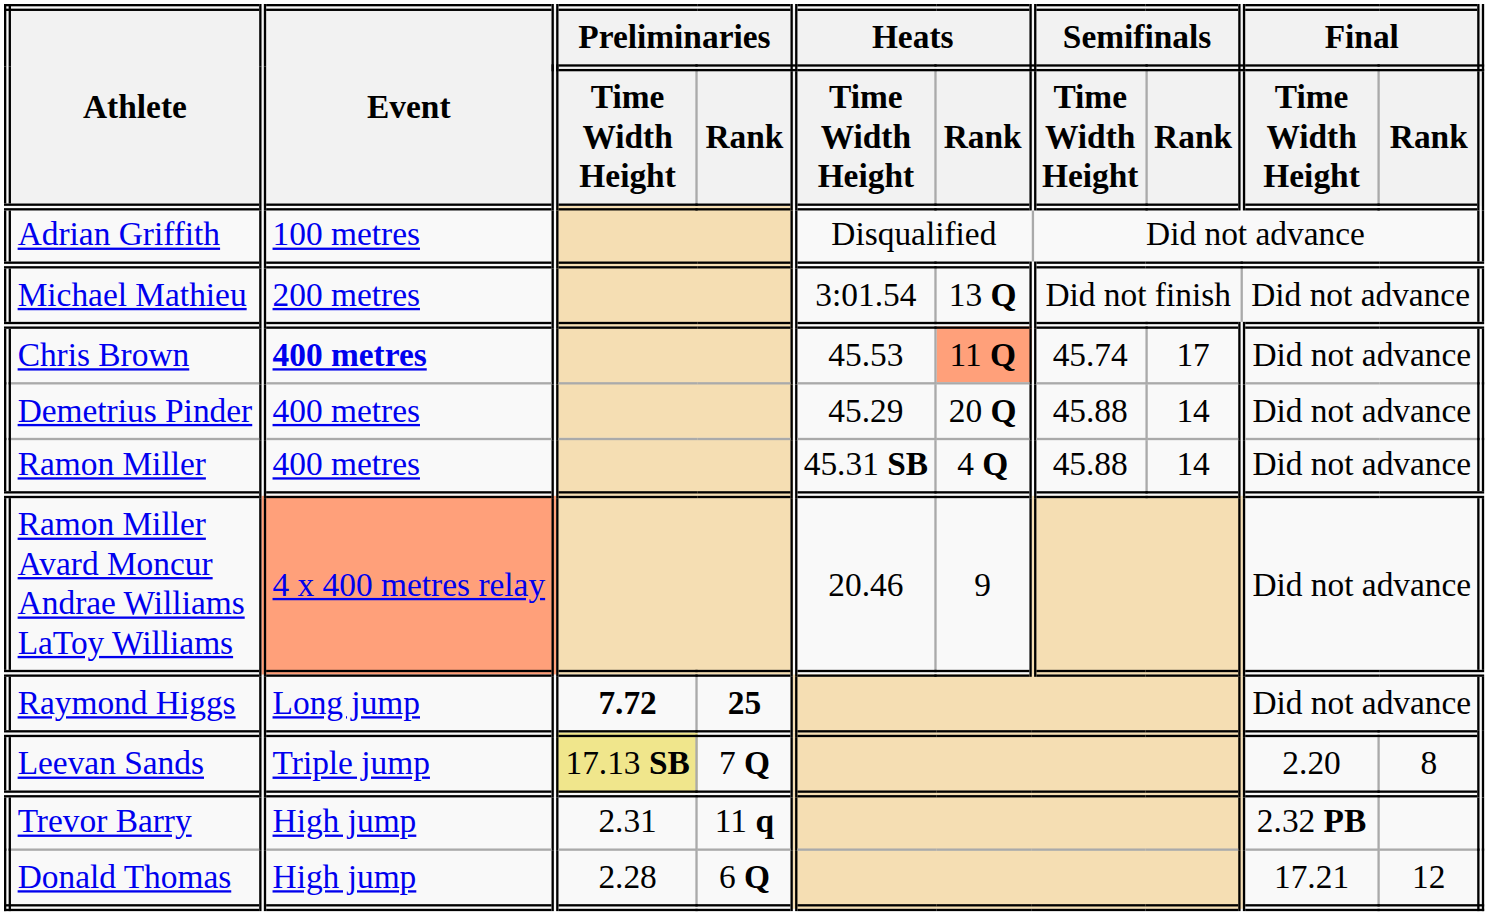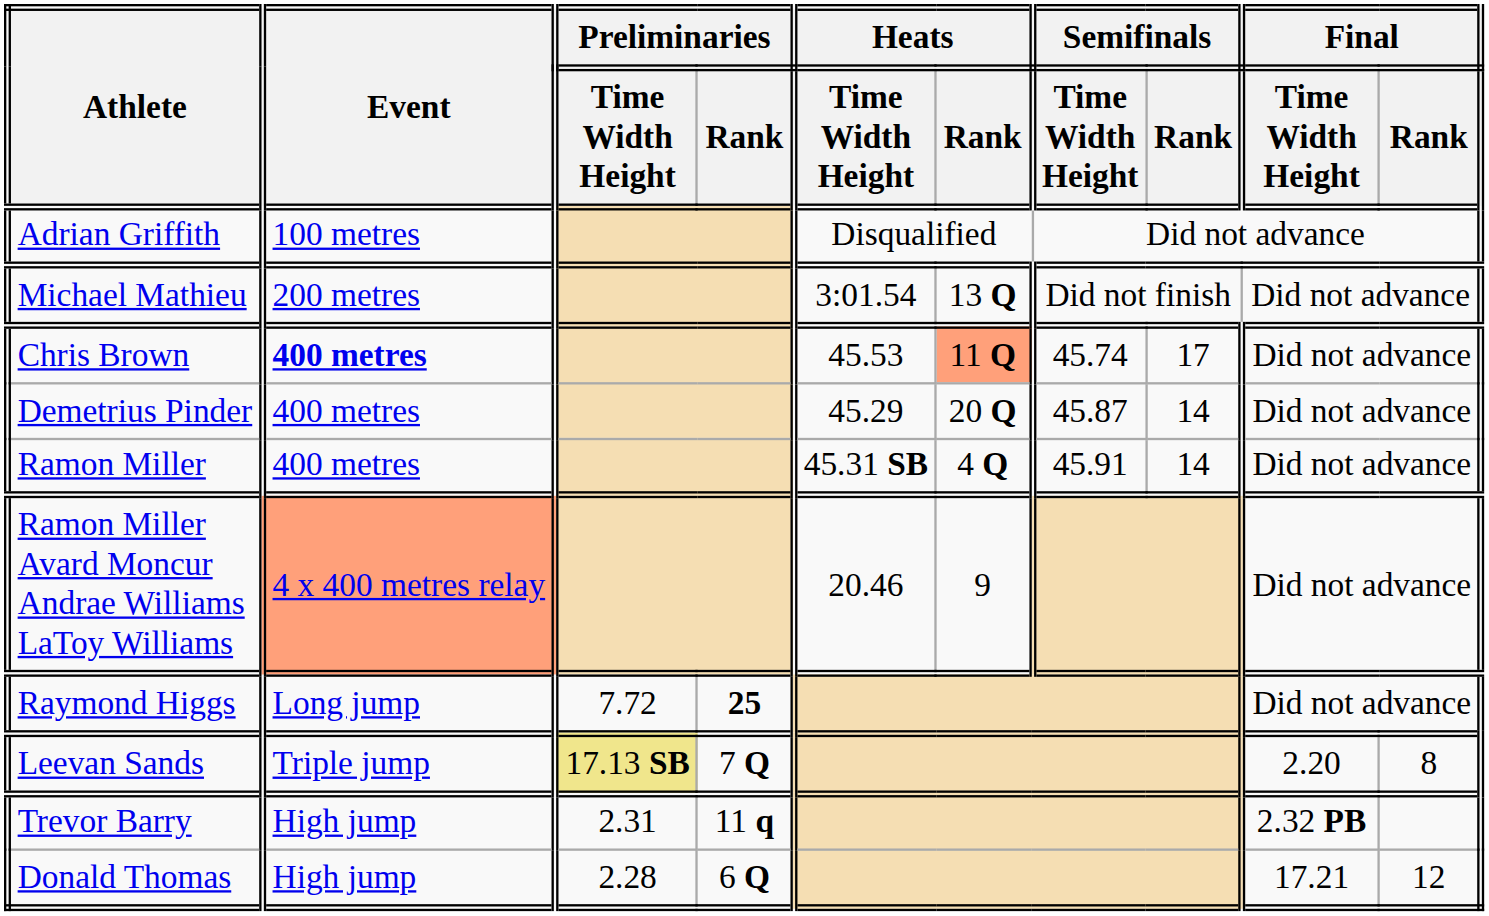(1090, 410) 45.88 -> (1090, 410) 45.87
(1090, 465) 45.88 -> (1090, 465) 45.91
(628, 702) bold -> (628, 702) normal
